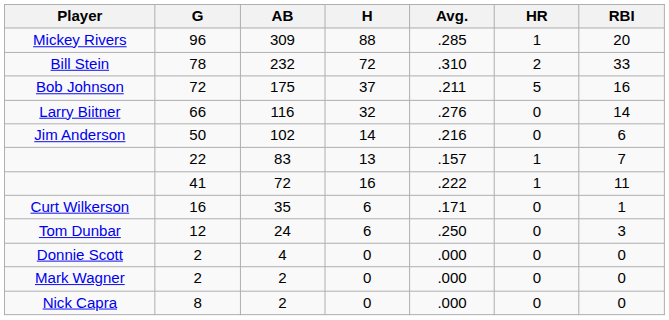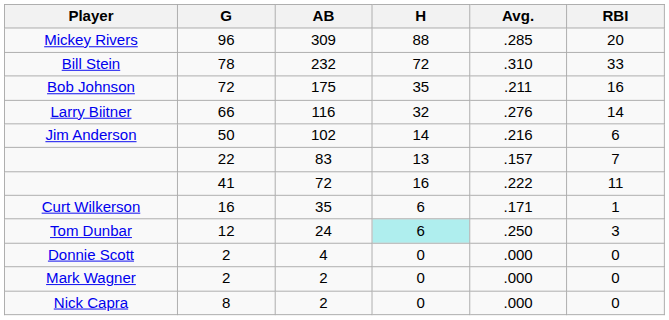- column: (537, 16)
(367, 87) 37 -> (421, 87) 35
(367, 231) no background -> (421, 231) paleturquoise background
